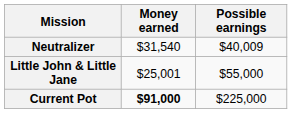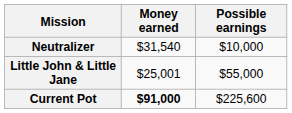(241, 47) $40,009 -> (241, 47) $10,000
(241, 99) $225,000 -> (241, 99) $225,600
